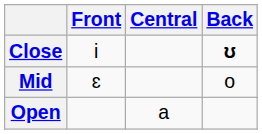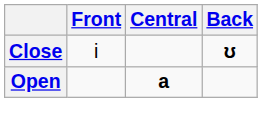- row: (36, 81)
(164, 112) normal -> (164, 81) bold
